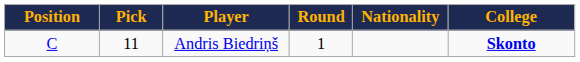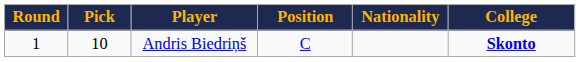columns swapped: (321, 17) <-> (52, 17)
(131, 43) 11 -> (99, 43) 10
